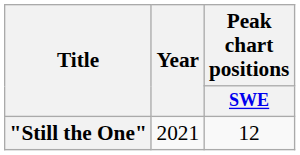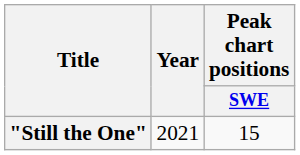(249, 132) 12 -> (249, 132) 15
